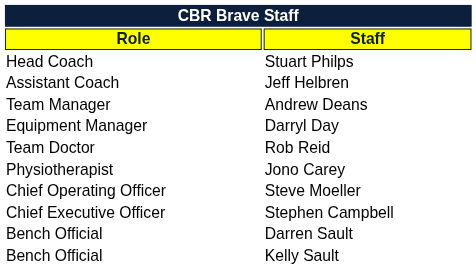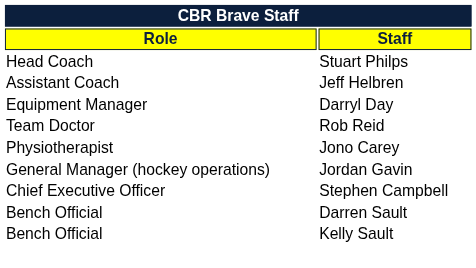- row: (316, 104)
+ row: (366, 169)
- row: (313, 191)
